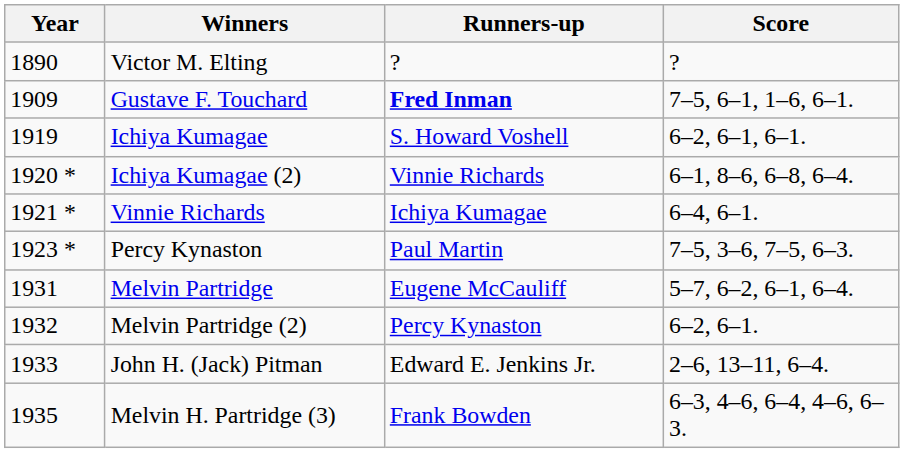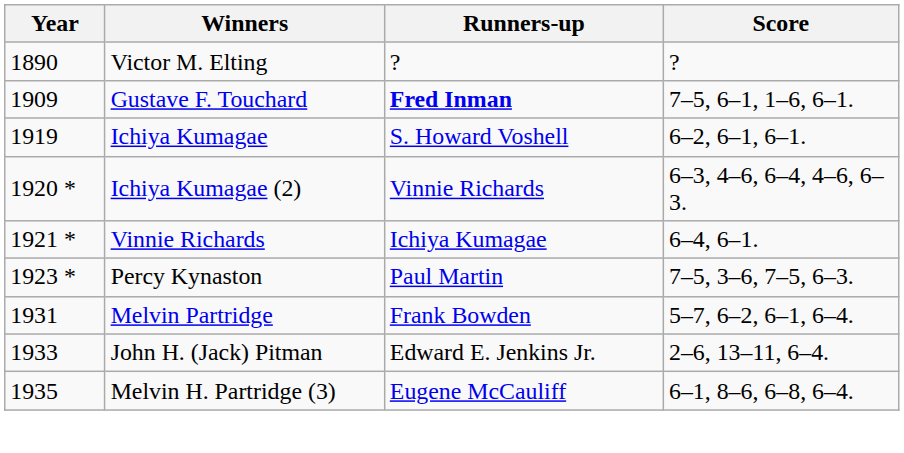(761, 174) 6–1, 8–6, 6–8, 6–4. -> (776, 188) 6–3, 4–6, 6–4, 4–6, 6–3.
(478, 288) Eugene McCauliff -> (460, 314) Frank Bowden
- row: (209, 325)
(460, 414) Frank Bowden -> (478, 390) Eugene McCauliff
(776, 414) 6–3, 4–6, 6–4, 4–6, 6–3. -> (761, 390) 6–1, 8–6, 6–8, 6–4.
